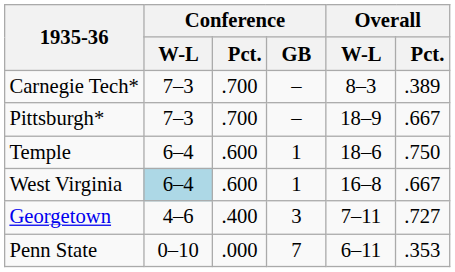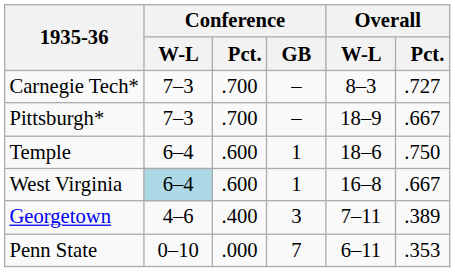(422, 86) .389 -> (422, 86) .727
(422, 217) .727 -> (422, 217) .389
